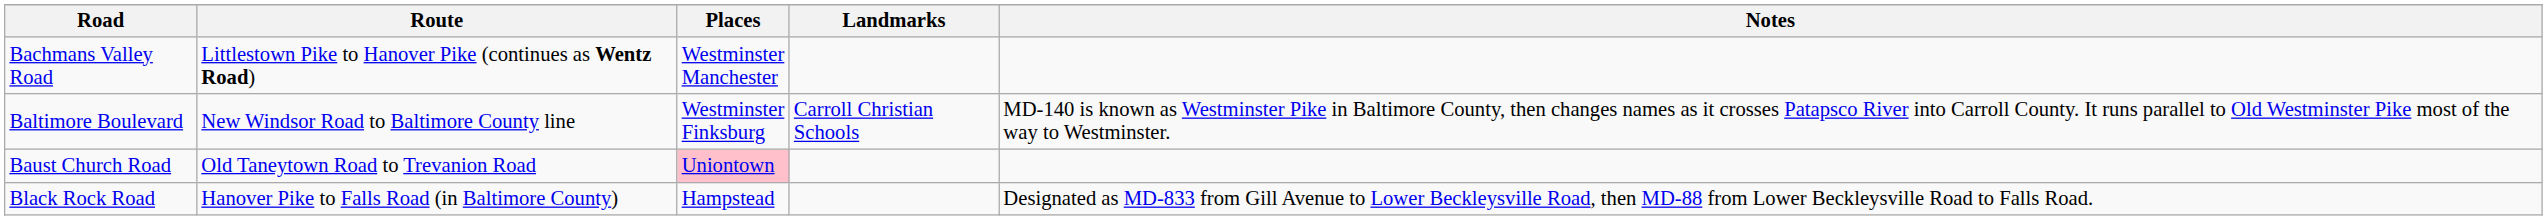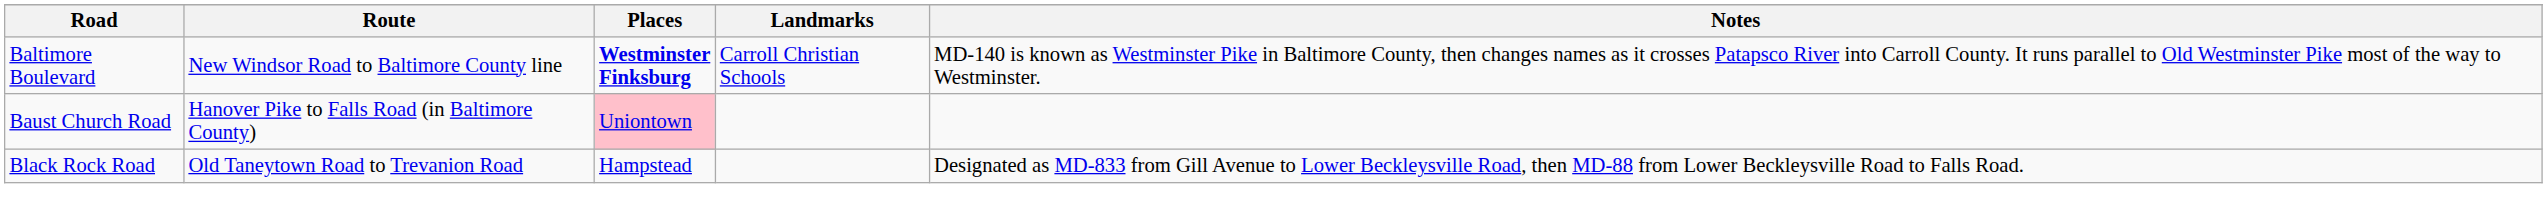- row: (81, 65)
(733, 121) normal -> (655, 65) bold
(369, 165) Old Taneytown Road to Trevanion Road -> (360, 121) Hanover Pike to Falls Road (in Baltimore County)
(410, 198) Hanover Pike to Falls Road (in Baltimore County) -> (356, 165) Old Taneytown Road to Trevanion Road
